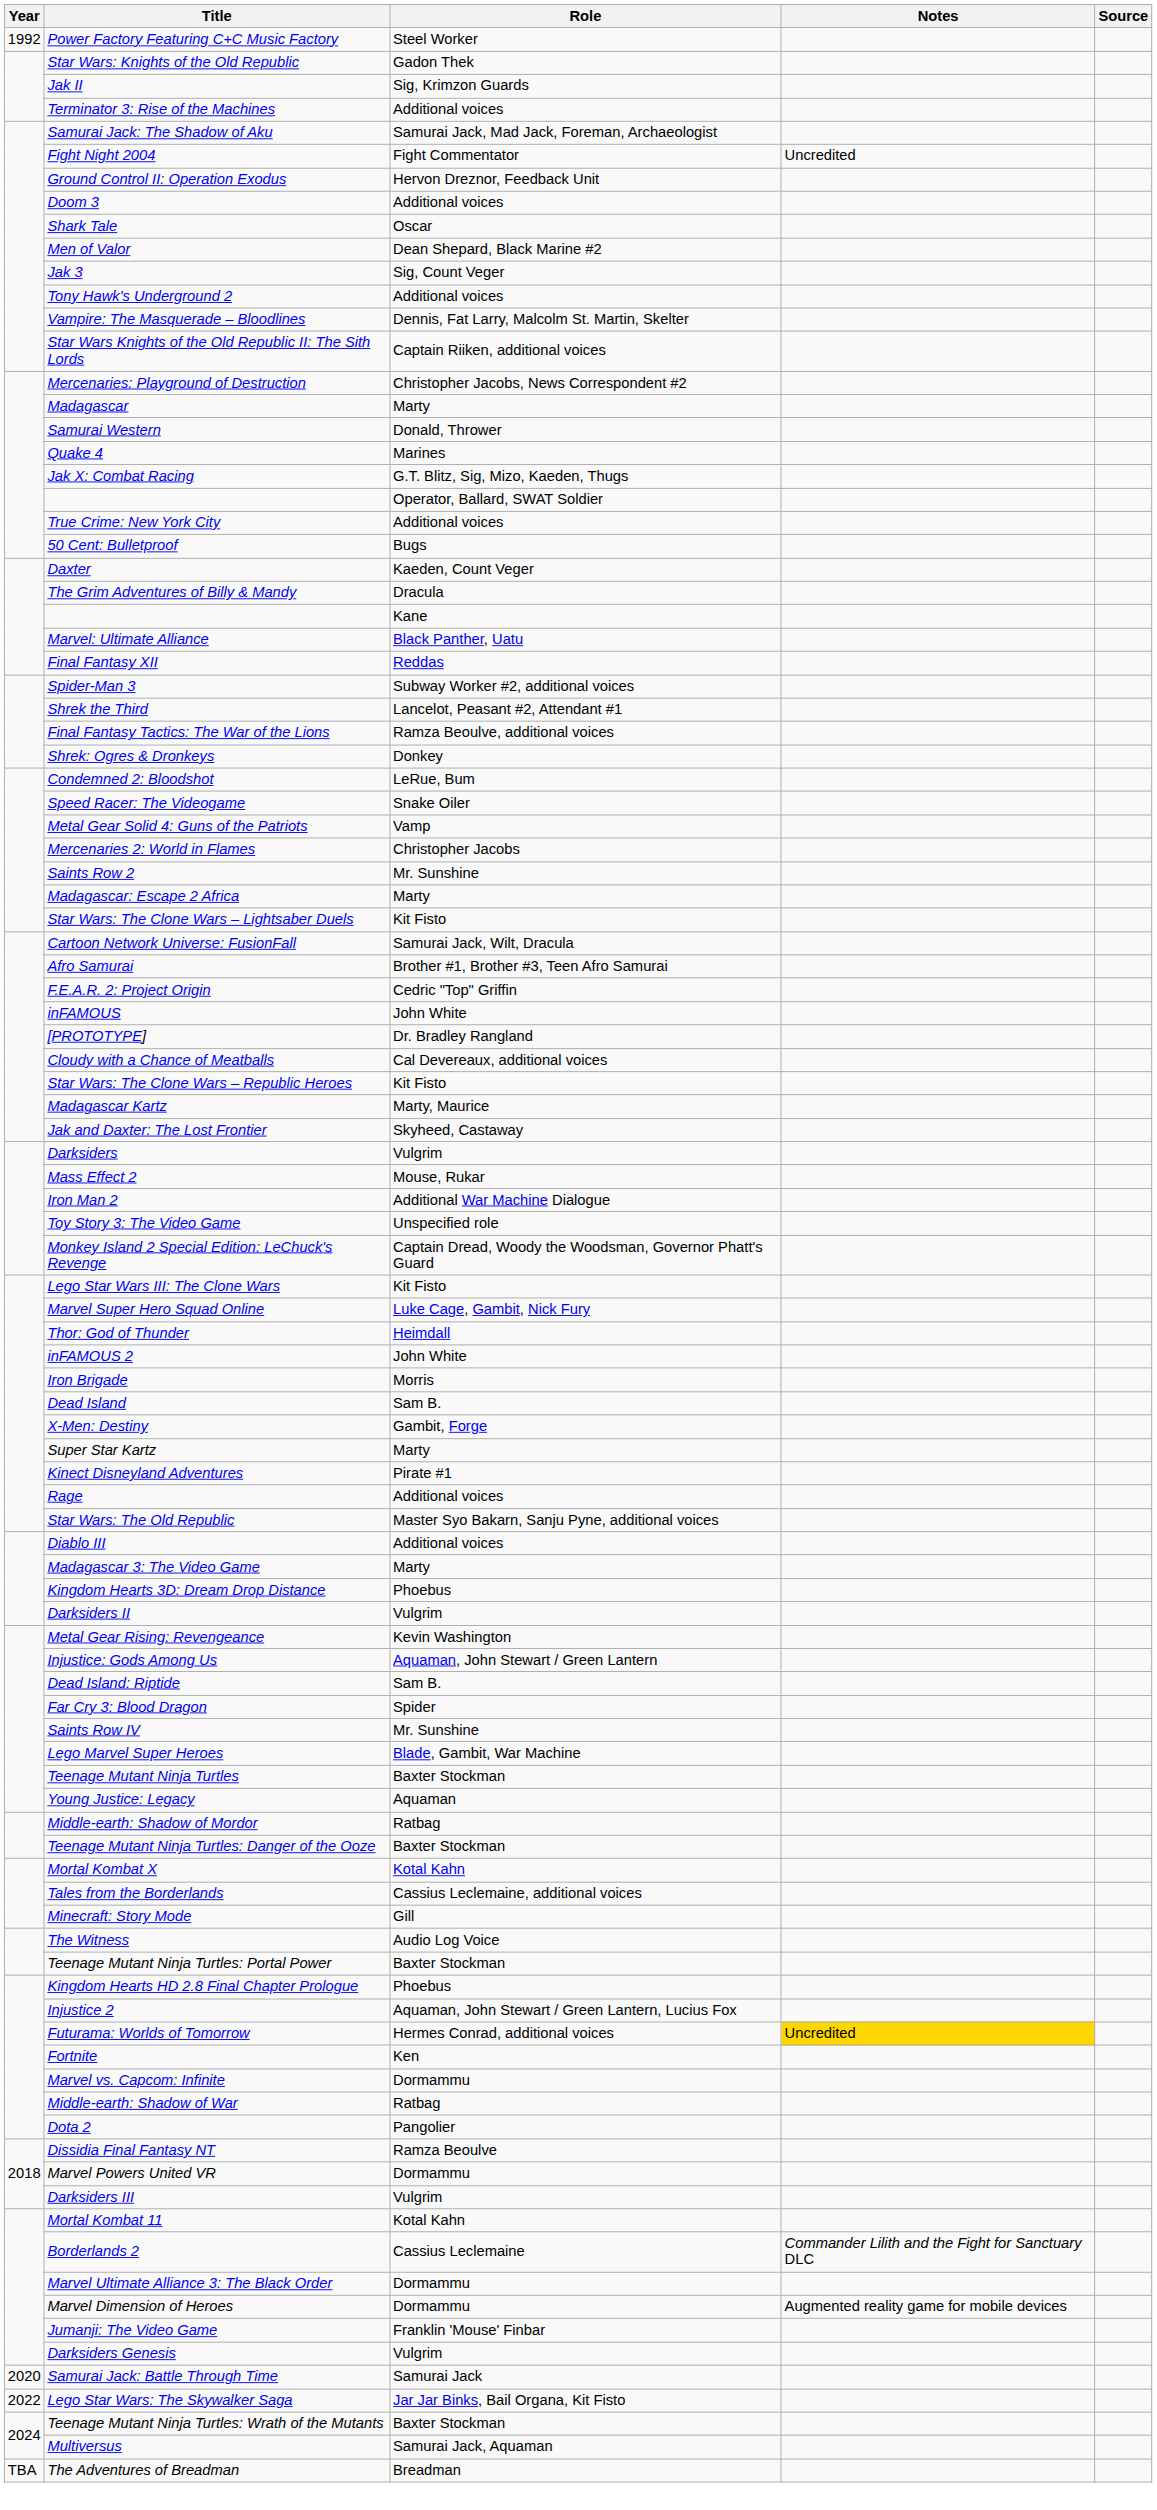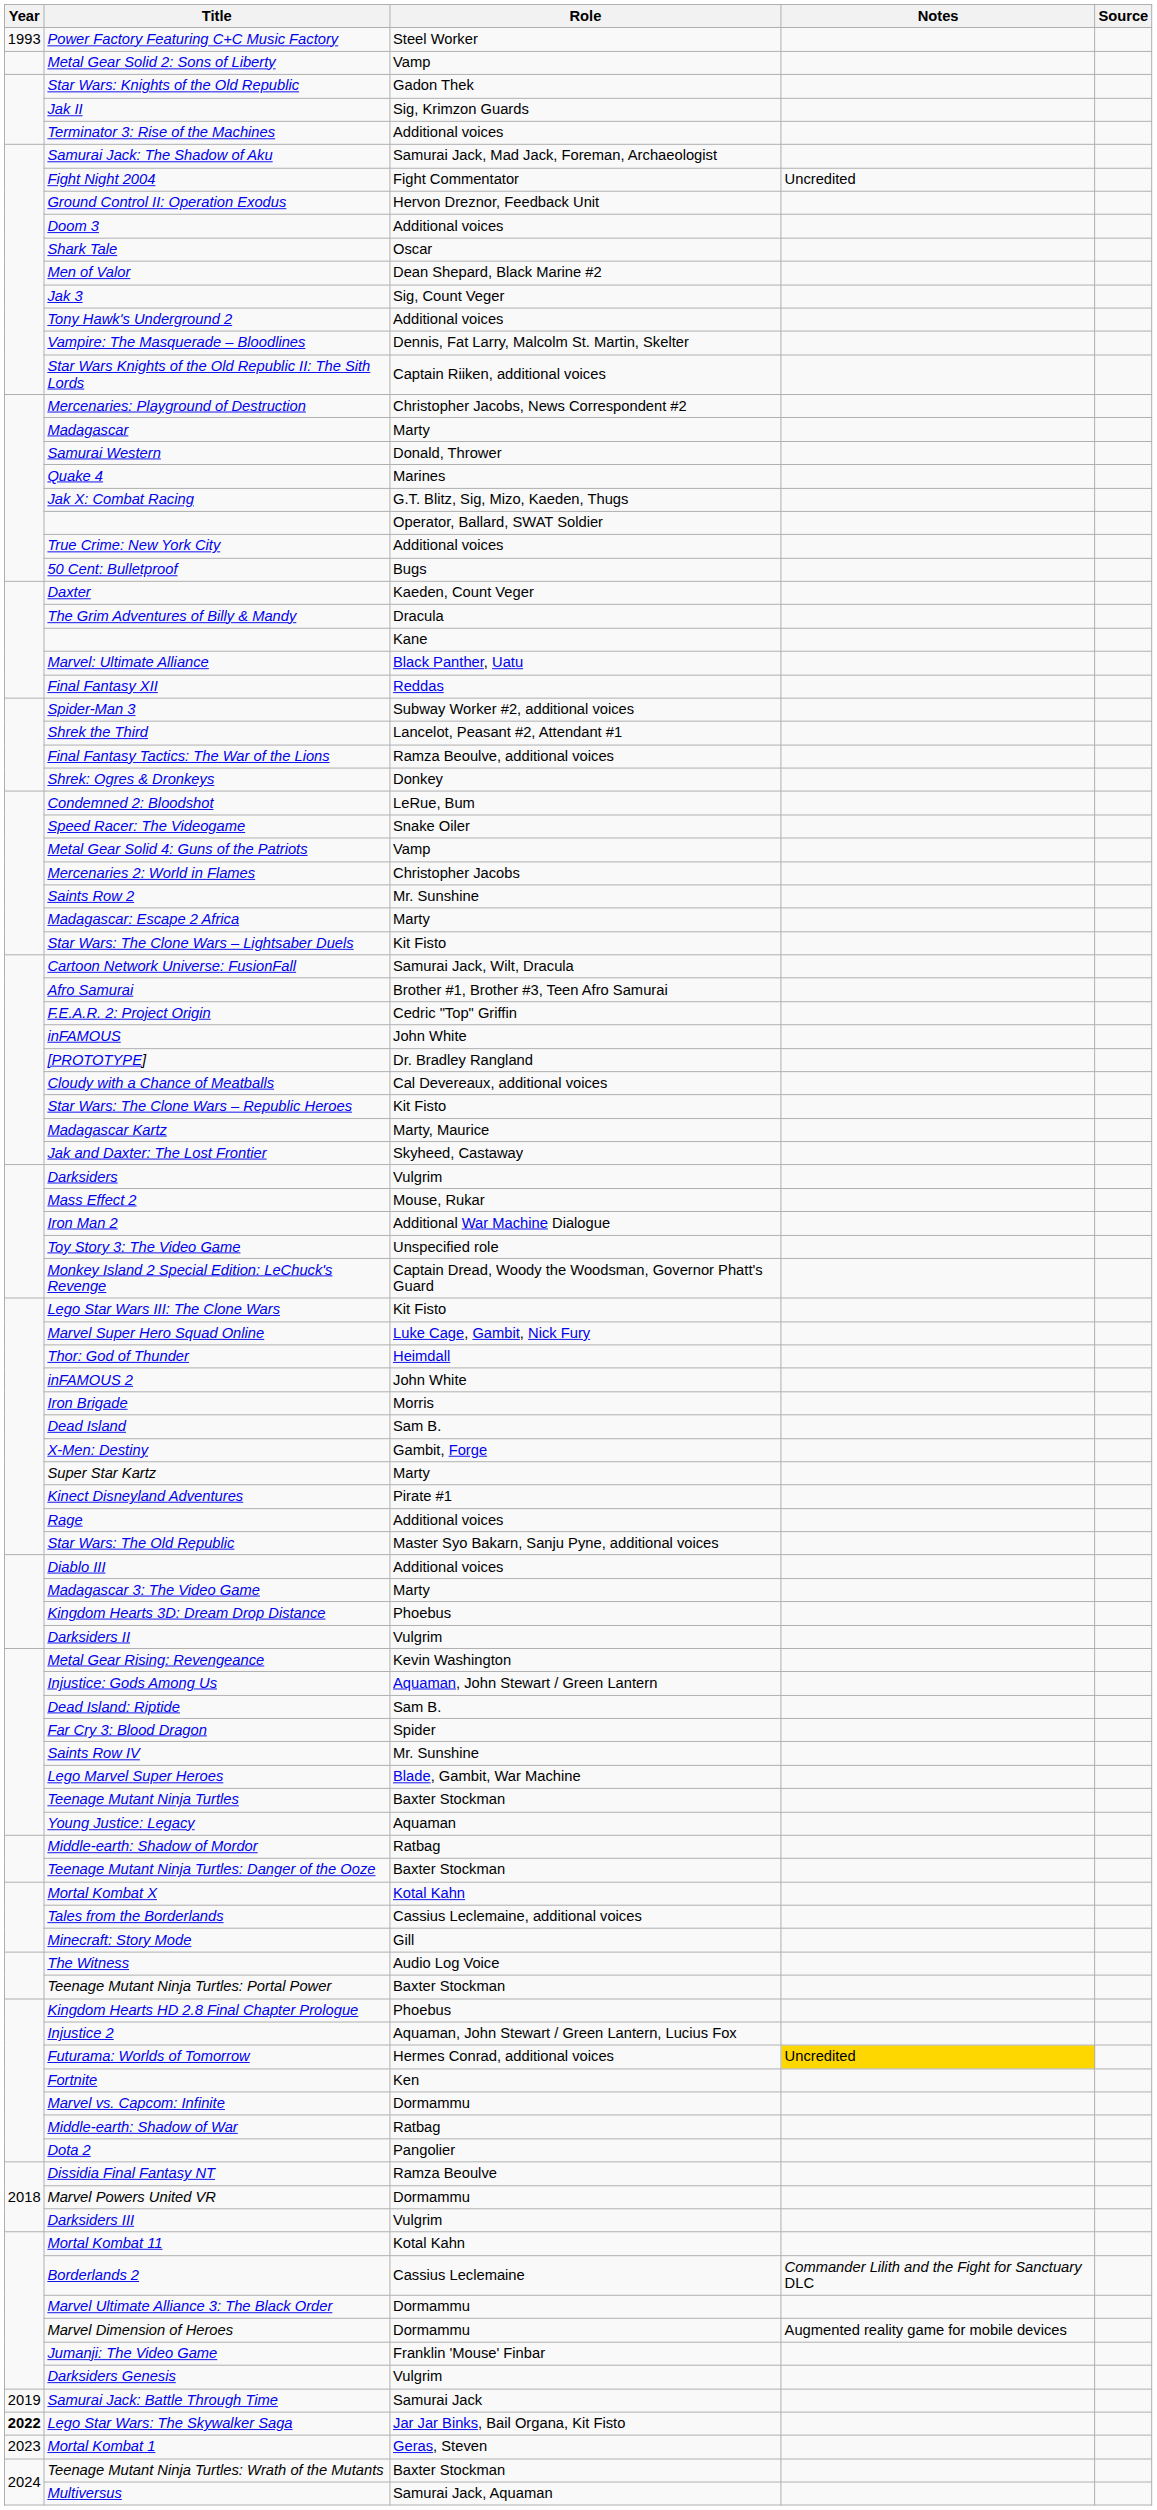(24, 39) 1992 -> (24, 39) 1993
+ row: (162, 62)
(24, 2377) 2020 -> (24, 2400) 2019
(24, 2400) normal -> (24, 2423) bold
+ row: (101, 2447)
- row: (143, 2470)
